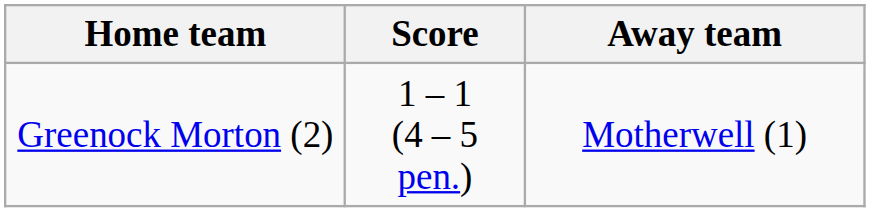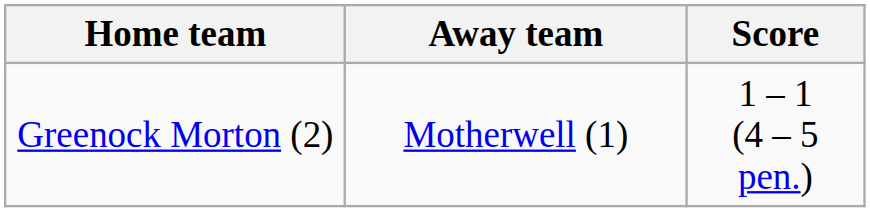columns swapped: (435, 33) <-> (695, 33)
